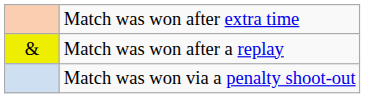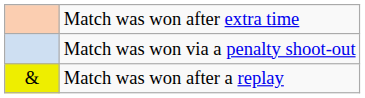rows swapped: (210, 78) <-> (174, 48)
